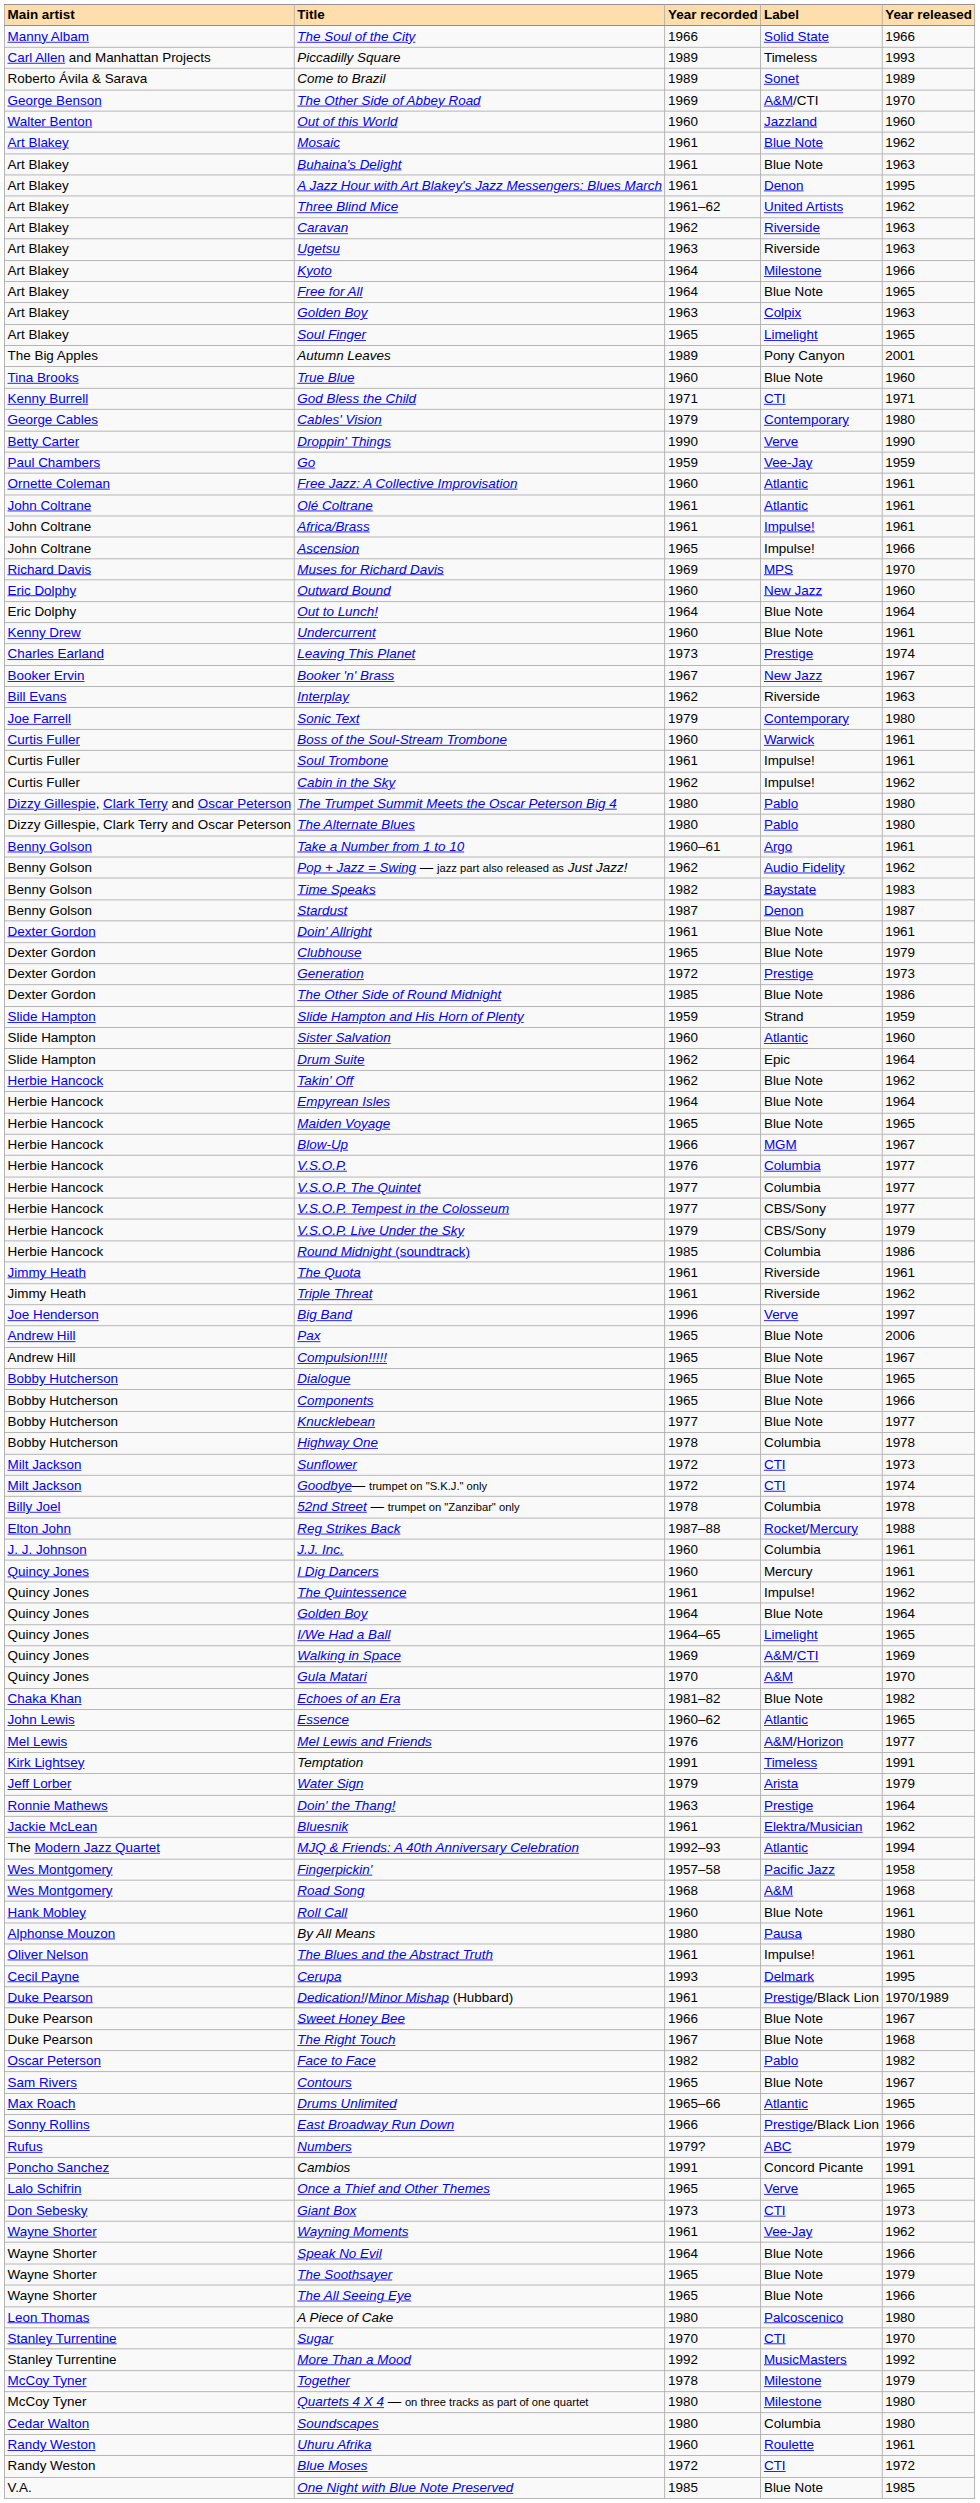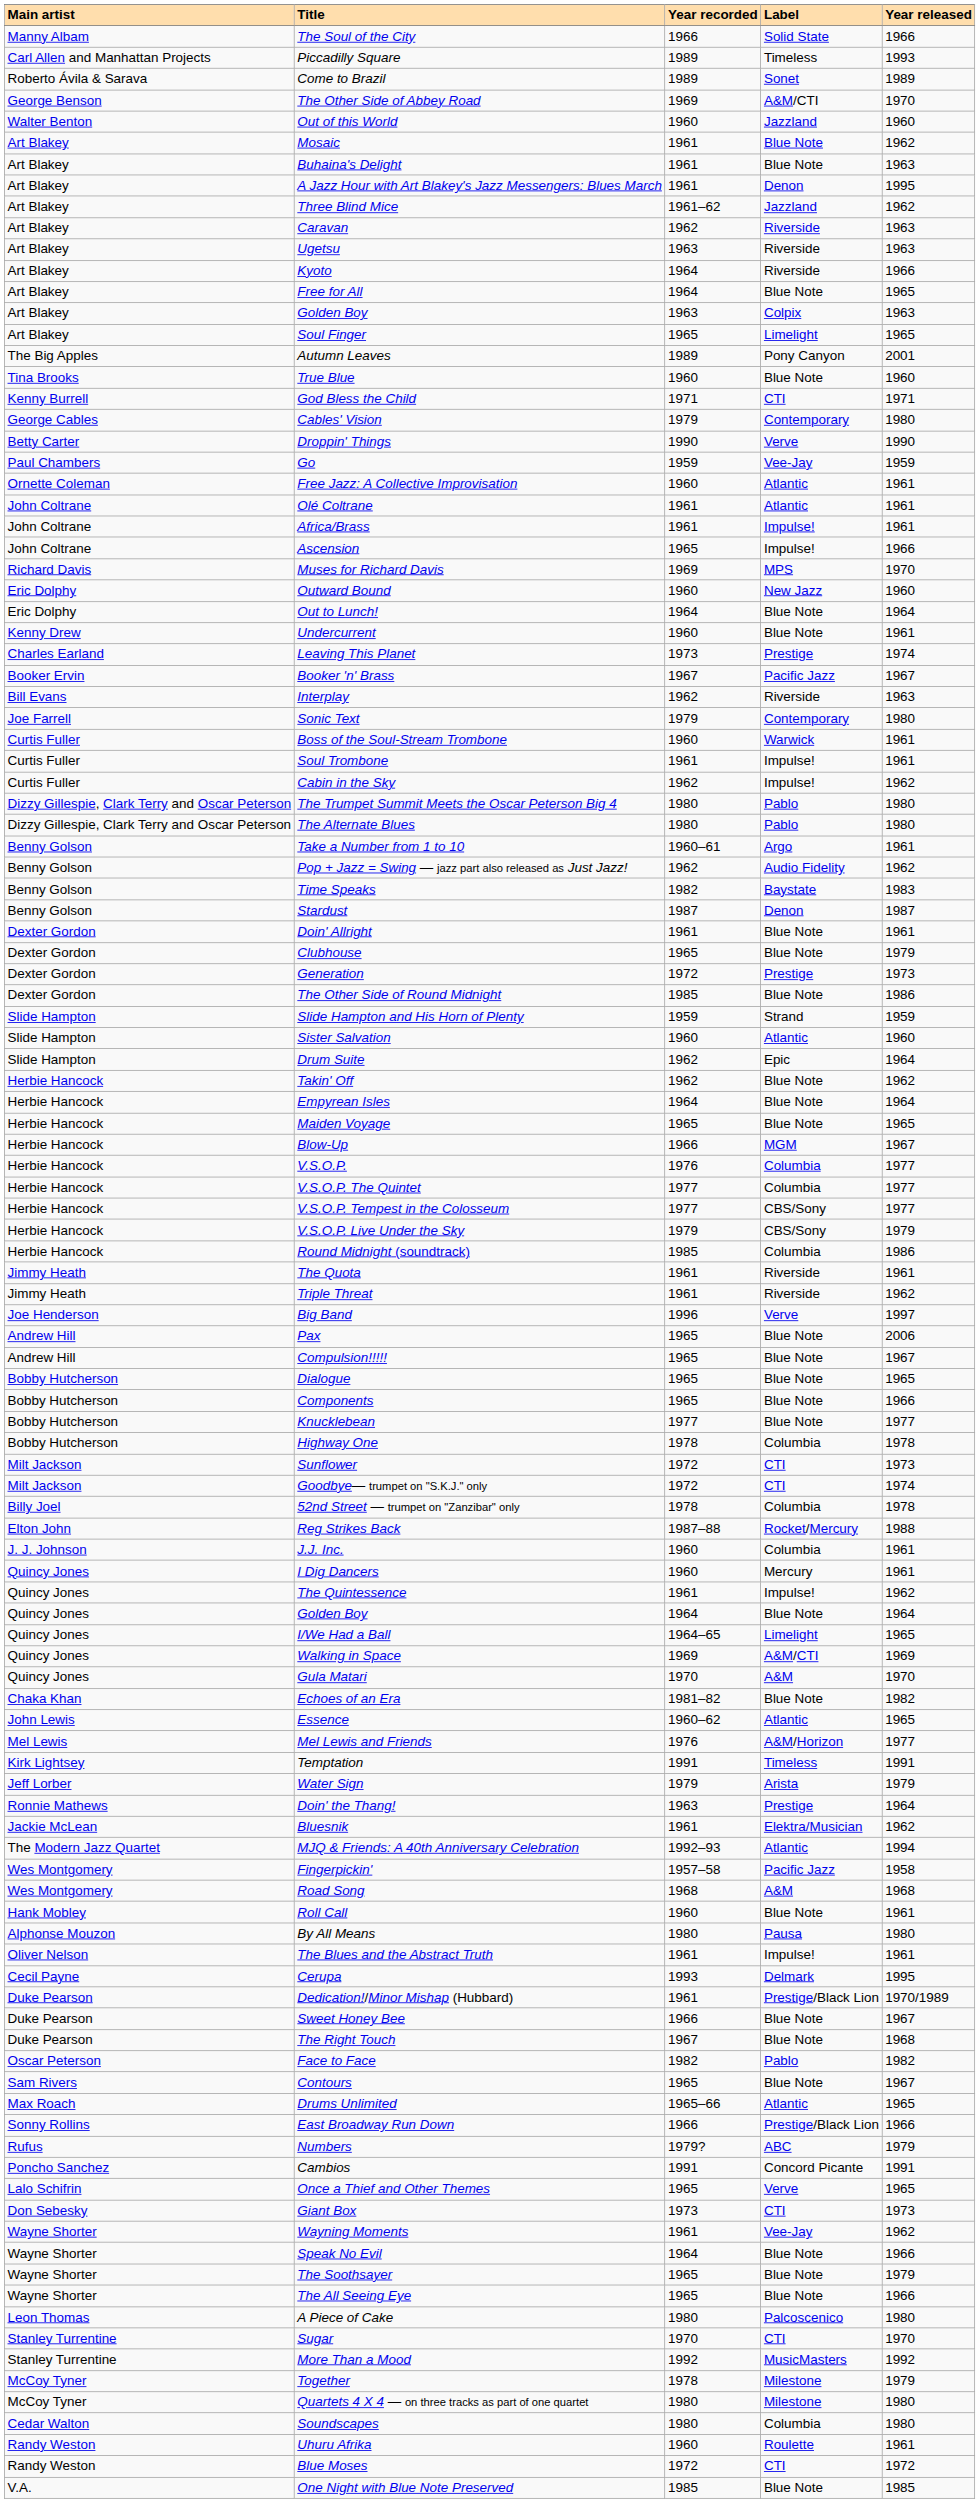(804, 206) United Artists -> (790, 206) Jazzland
(793, 270) Milestone -> (792, 270) Riverside
(793, 675) New Jazz -> (799, 675) Pacific Jazz
